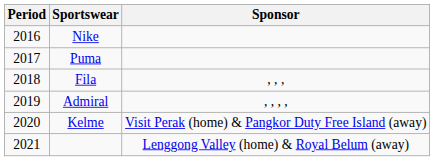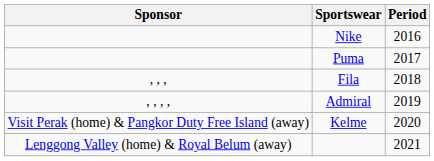columns swapped: (27, 15) <-> (276, 15)
